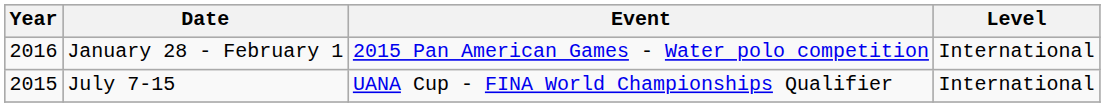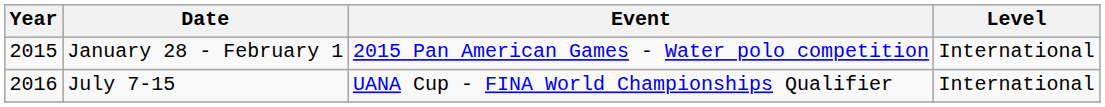(34, 54) 2016 -> (34, 54) 2015
(34, 86) 2015 -> (34, 86) 2016
